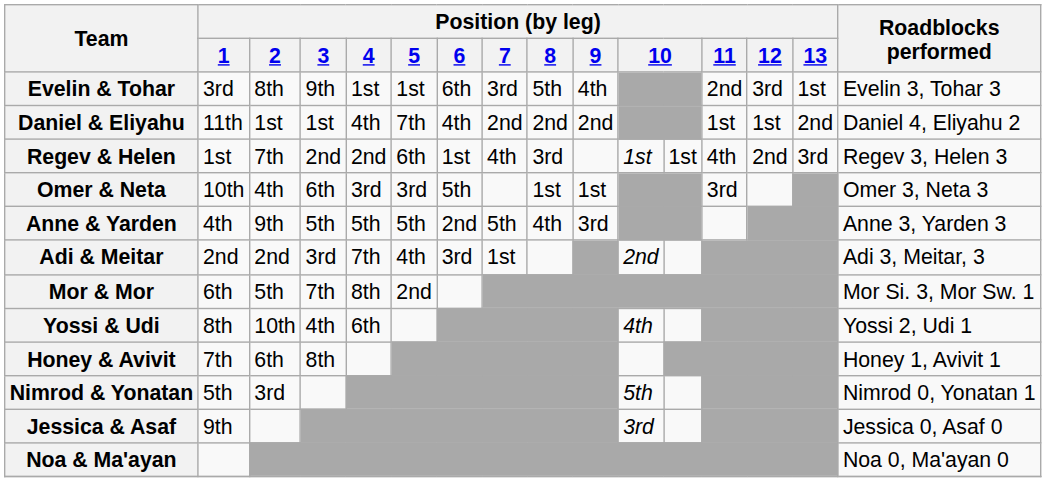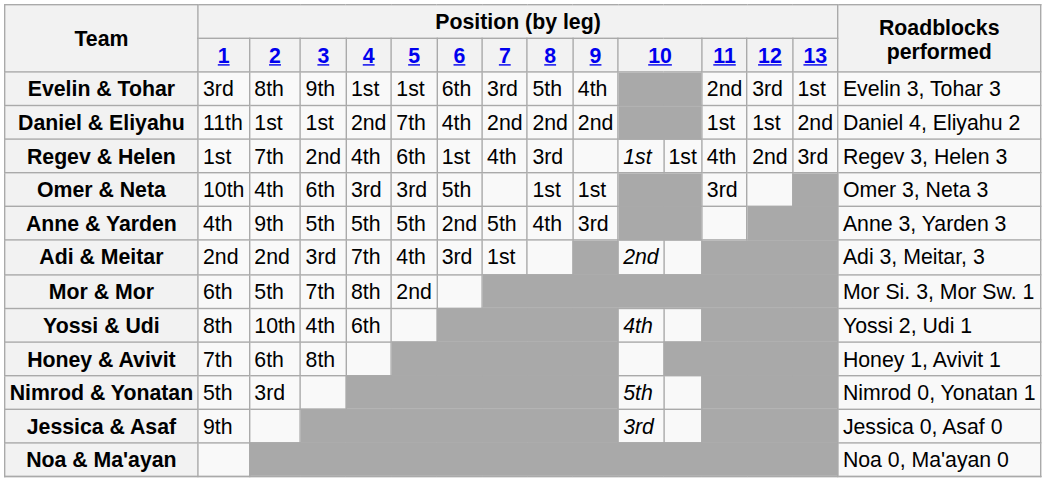(366, 123) 4th -> (369, 123) 2nd
(369, 156) 2nd -> (366, 156) 4th
